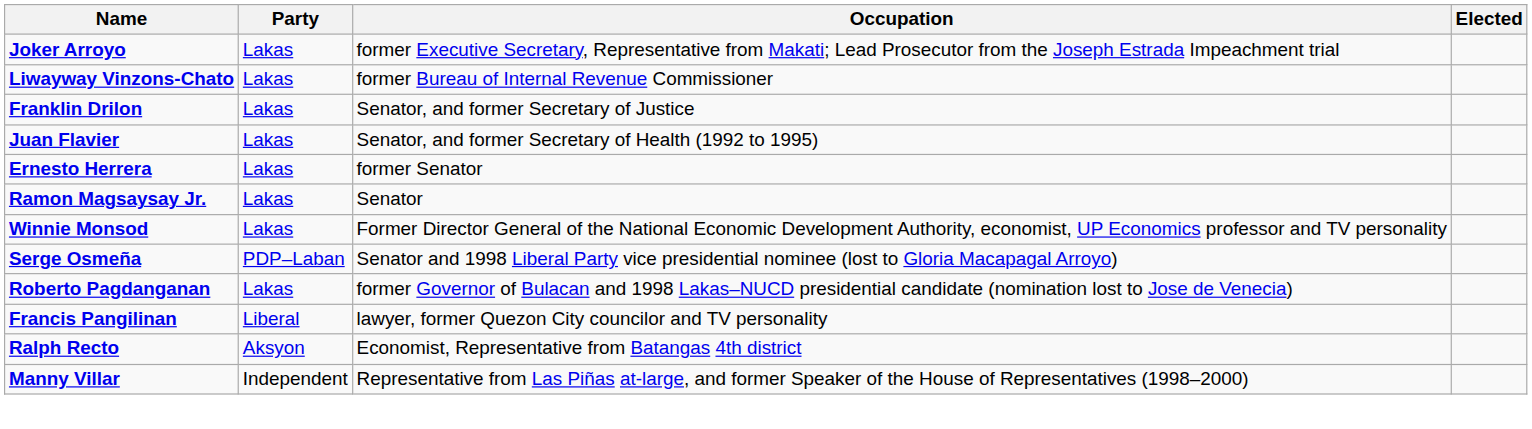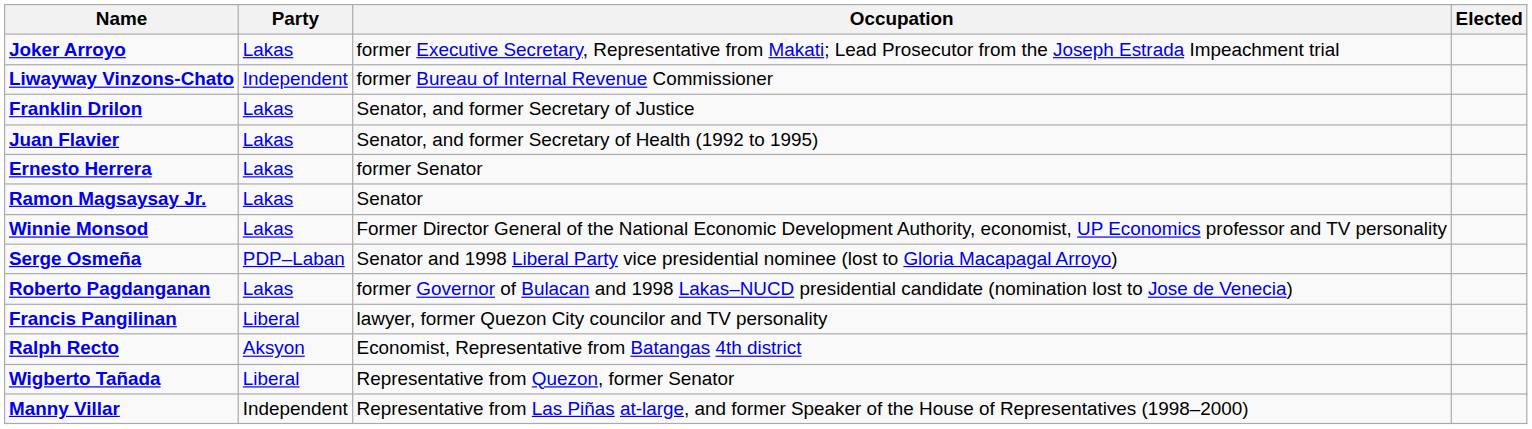(268, 79) Lakas -> (295, 79) Independent
+ row: (85, 378)
